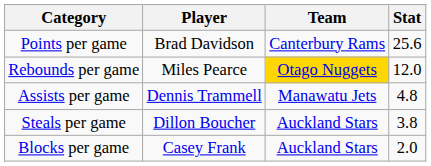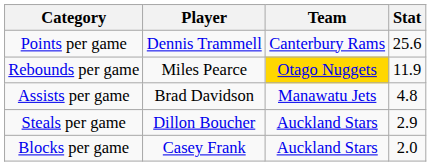(204, 43) Brad Davidson -> (204, 43) Dennis Trammell
(407, 69) 12.0 -> (407, 69) 11.9
(204, 95) Dennis Trammell -> (204, 95) Brad Davidson
(407, 122) 3.8 -> (407, 122) 2.9
